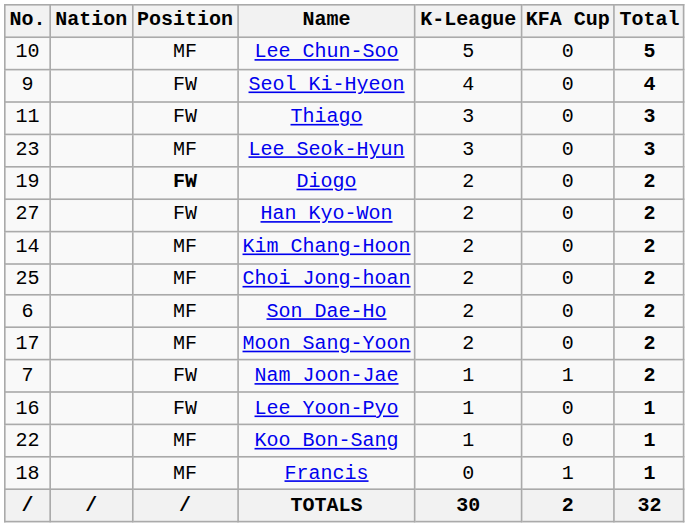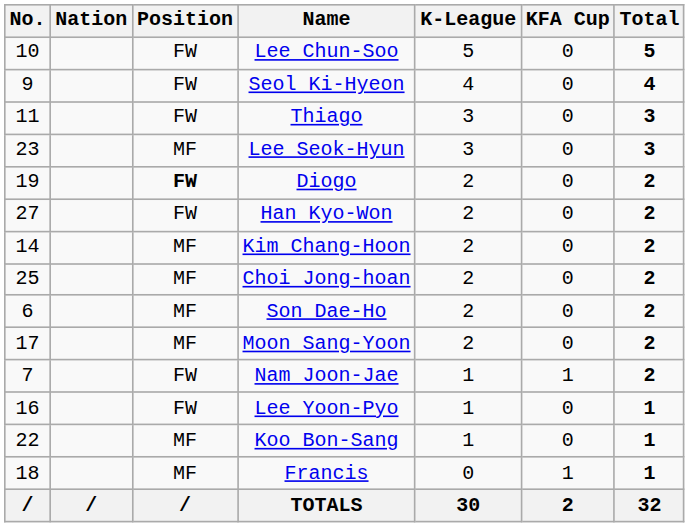(185, 54) MF -> (185, 54) FW
